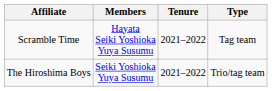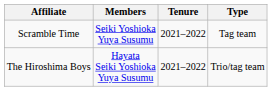(126, 39) Hayata Seiki Yoshioka Yuya Susumu -> (126, 34) Seiki Yoshioka Yuya Susumu
(126, 72) Seiki Yoshioka Yuya Susumu -> (126, 67) Hayata Seiki Yoshioka Yuya Susumu
